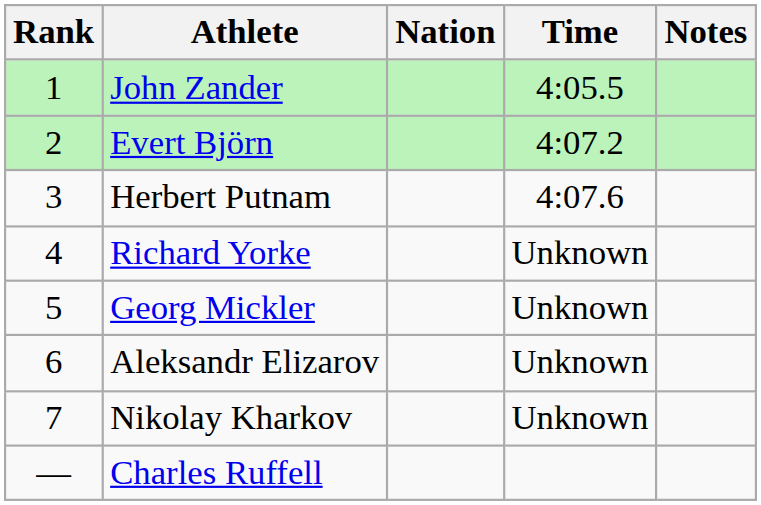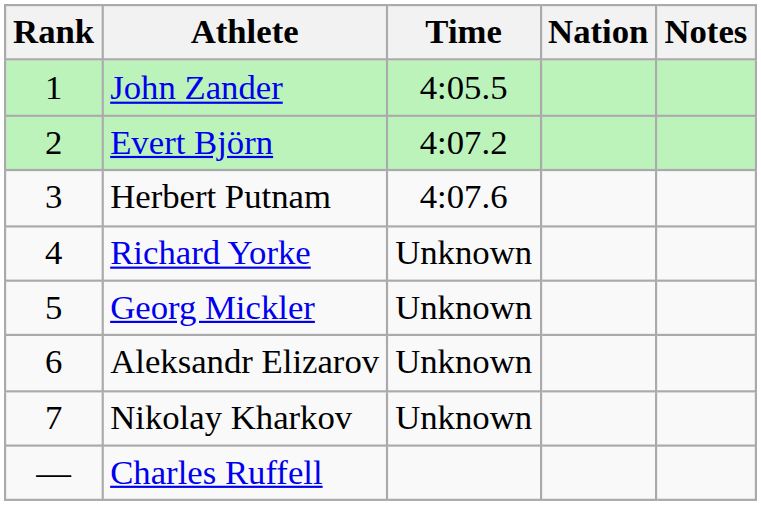columns swapped: (445, 32) <-> (580, 32)
